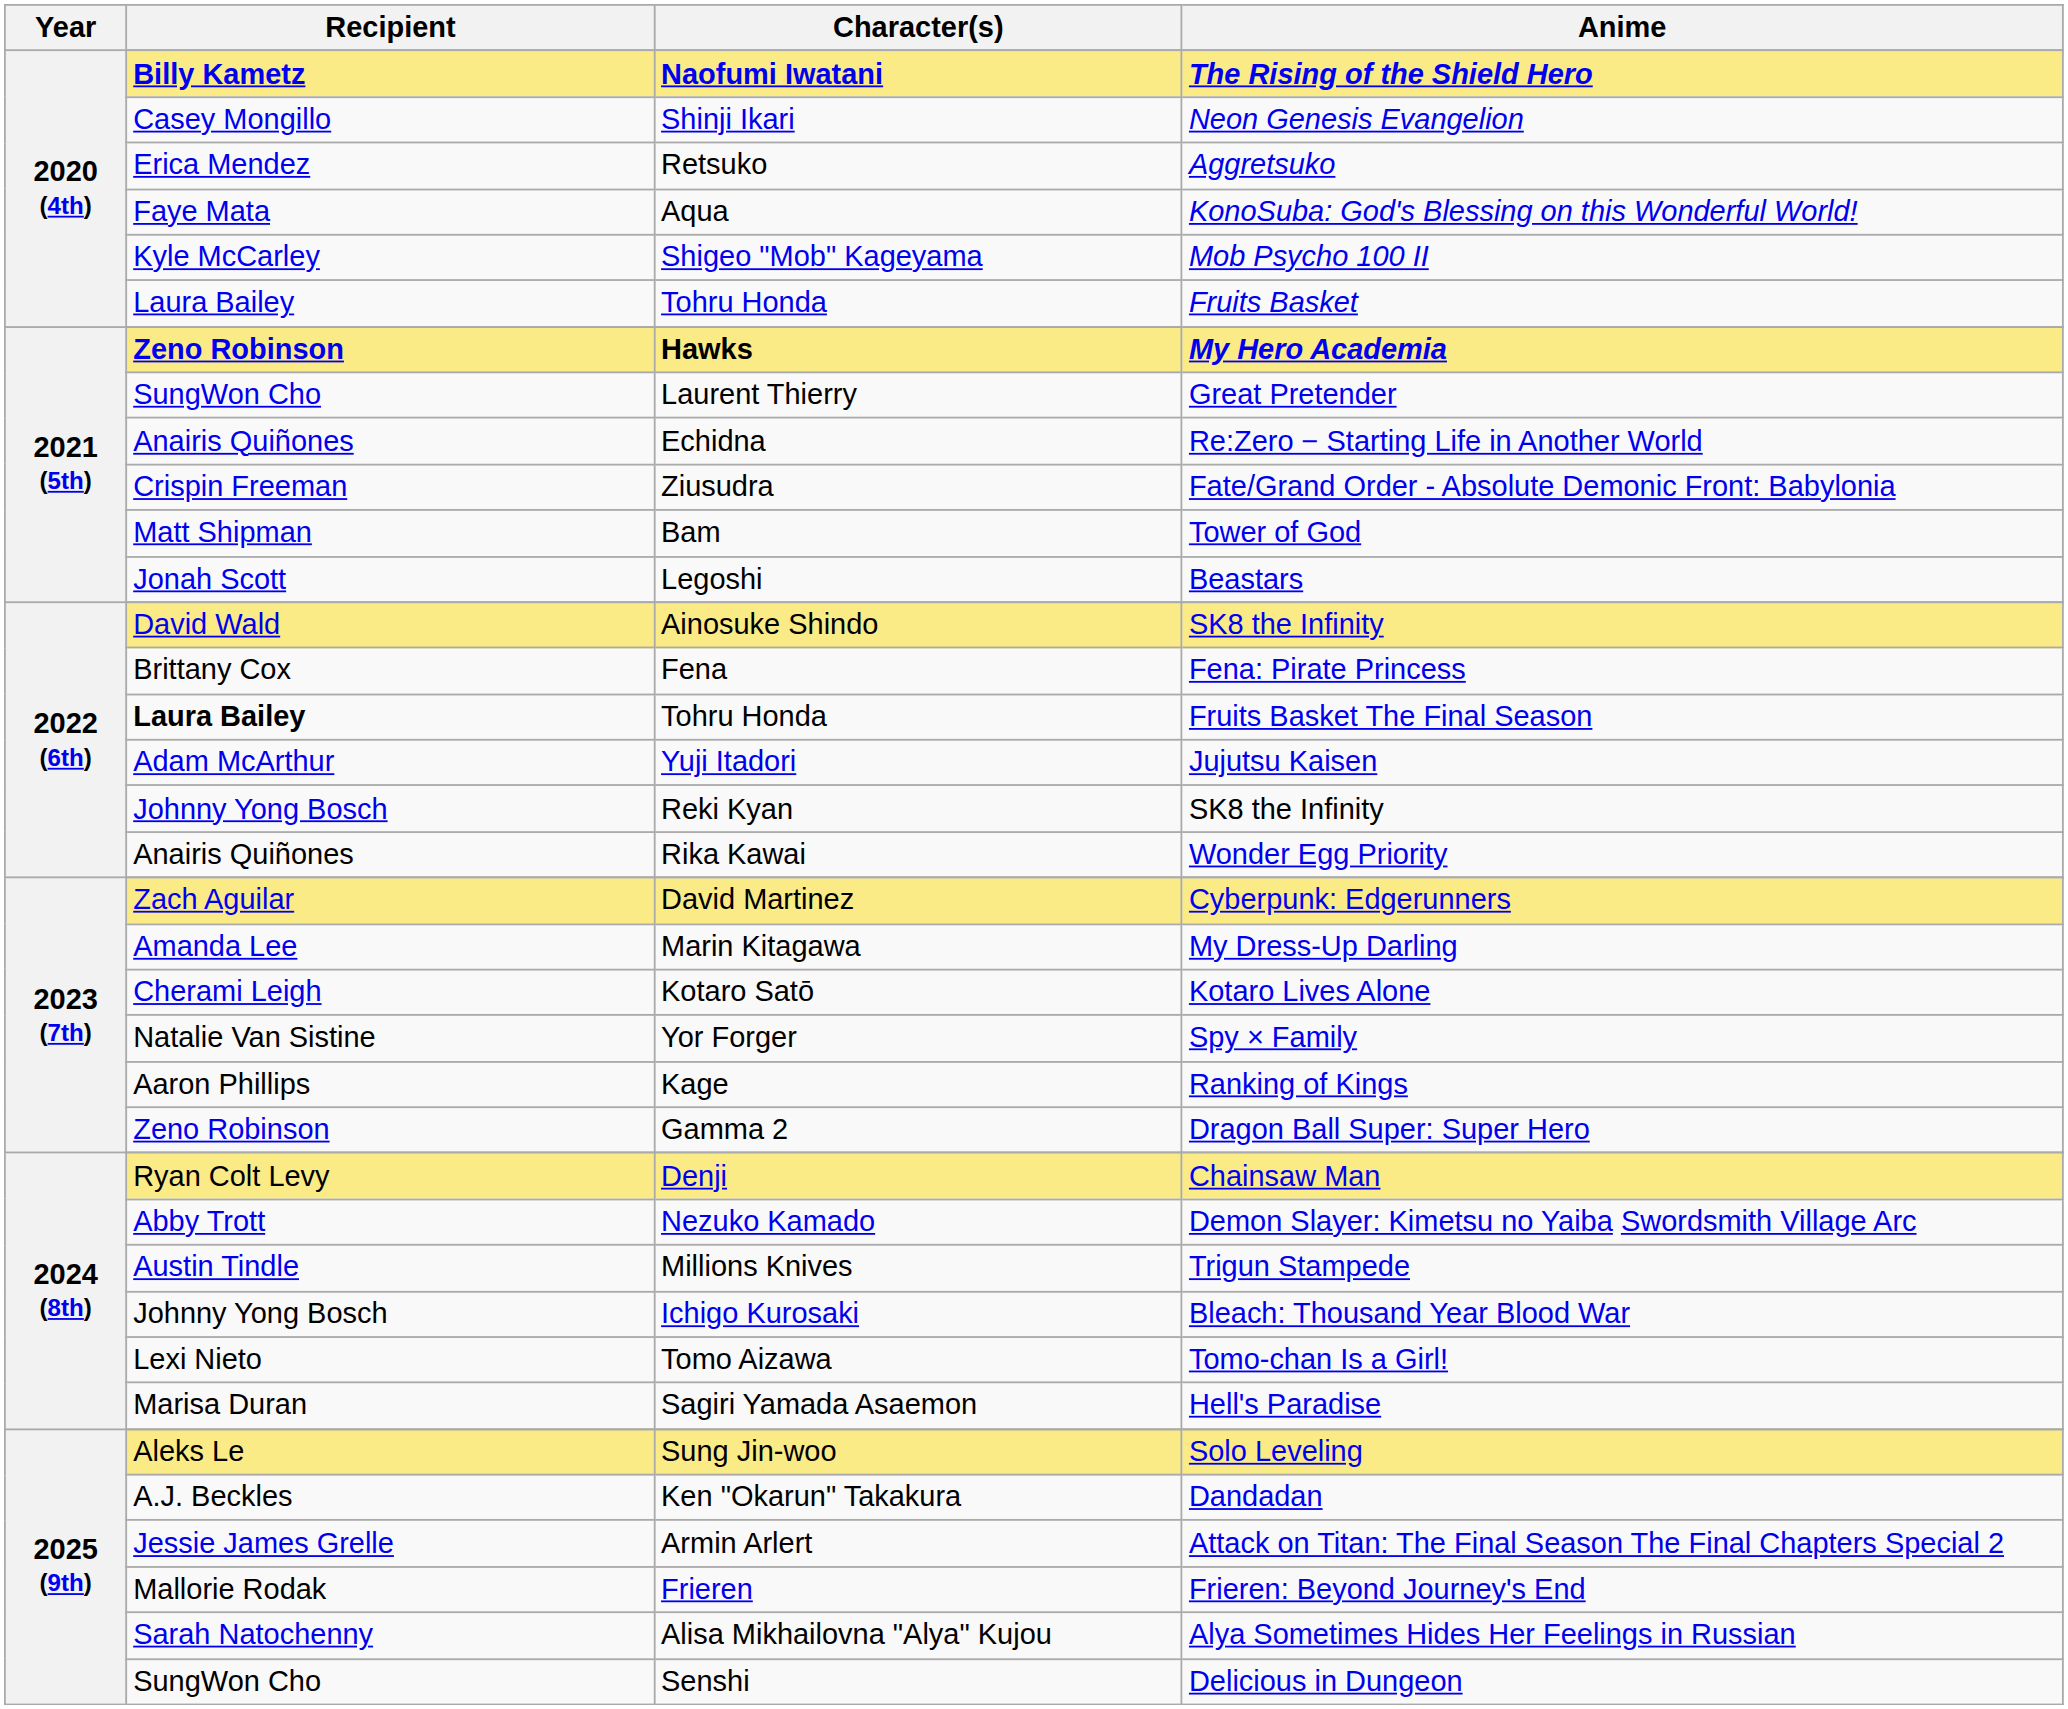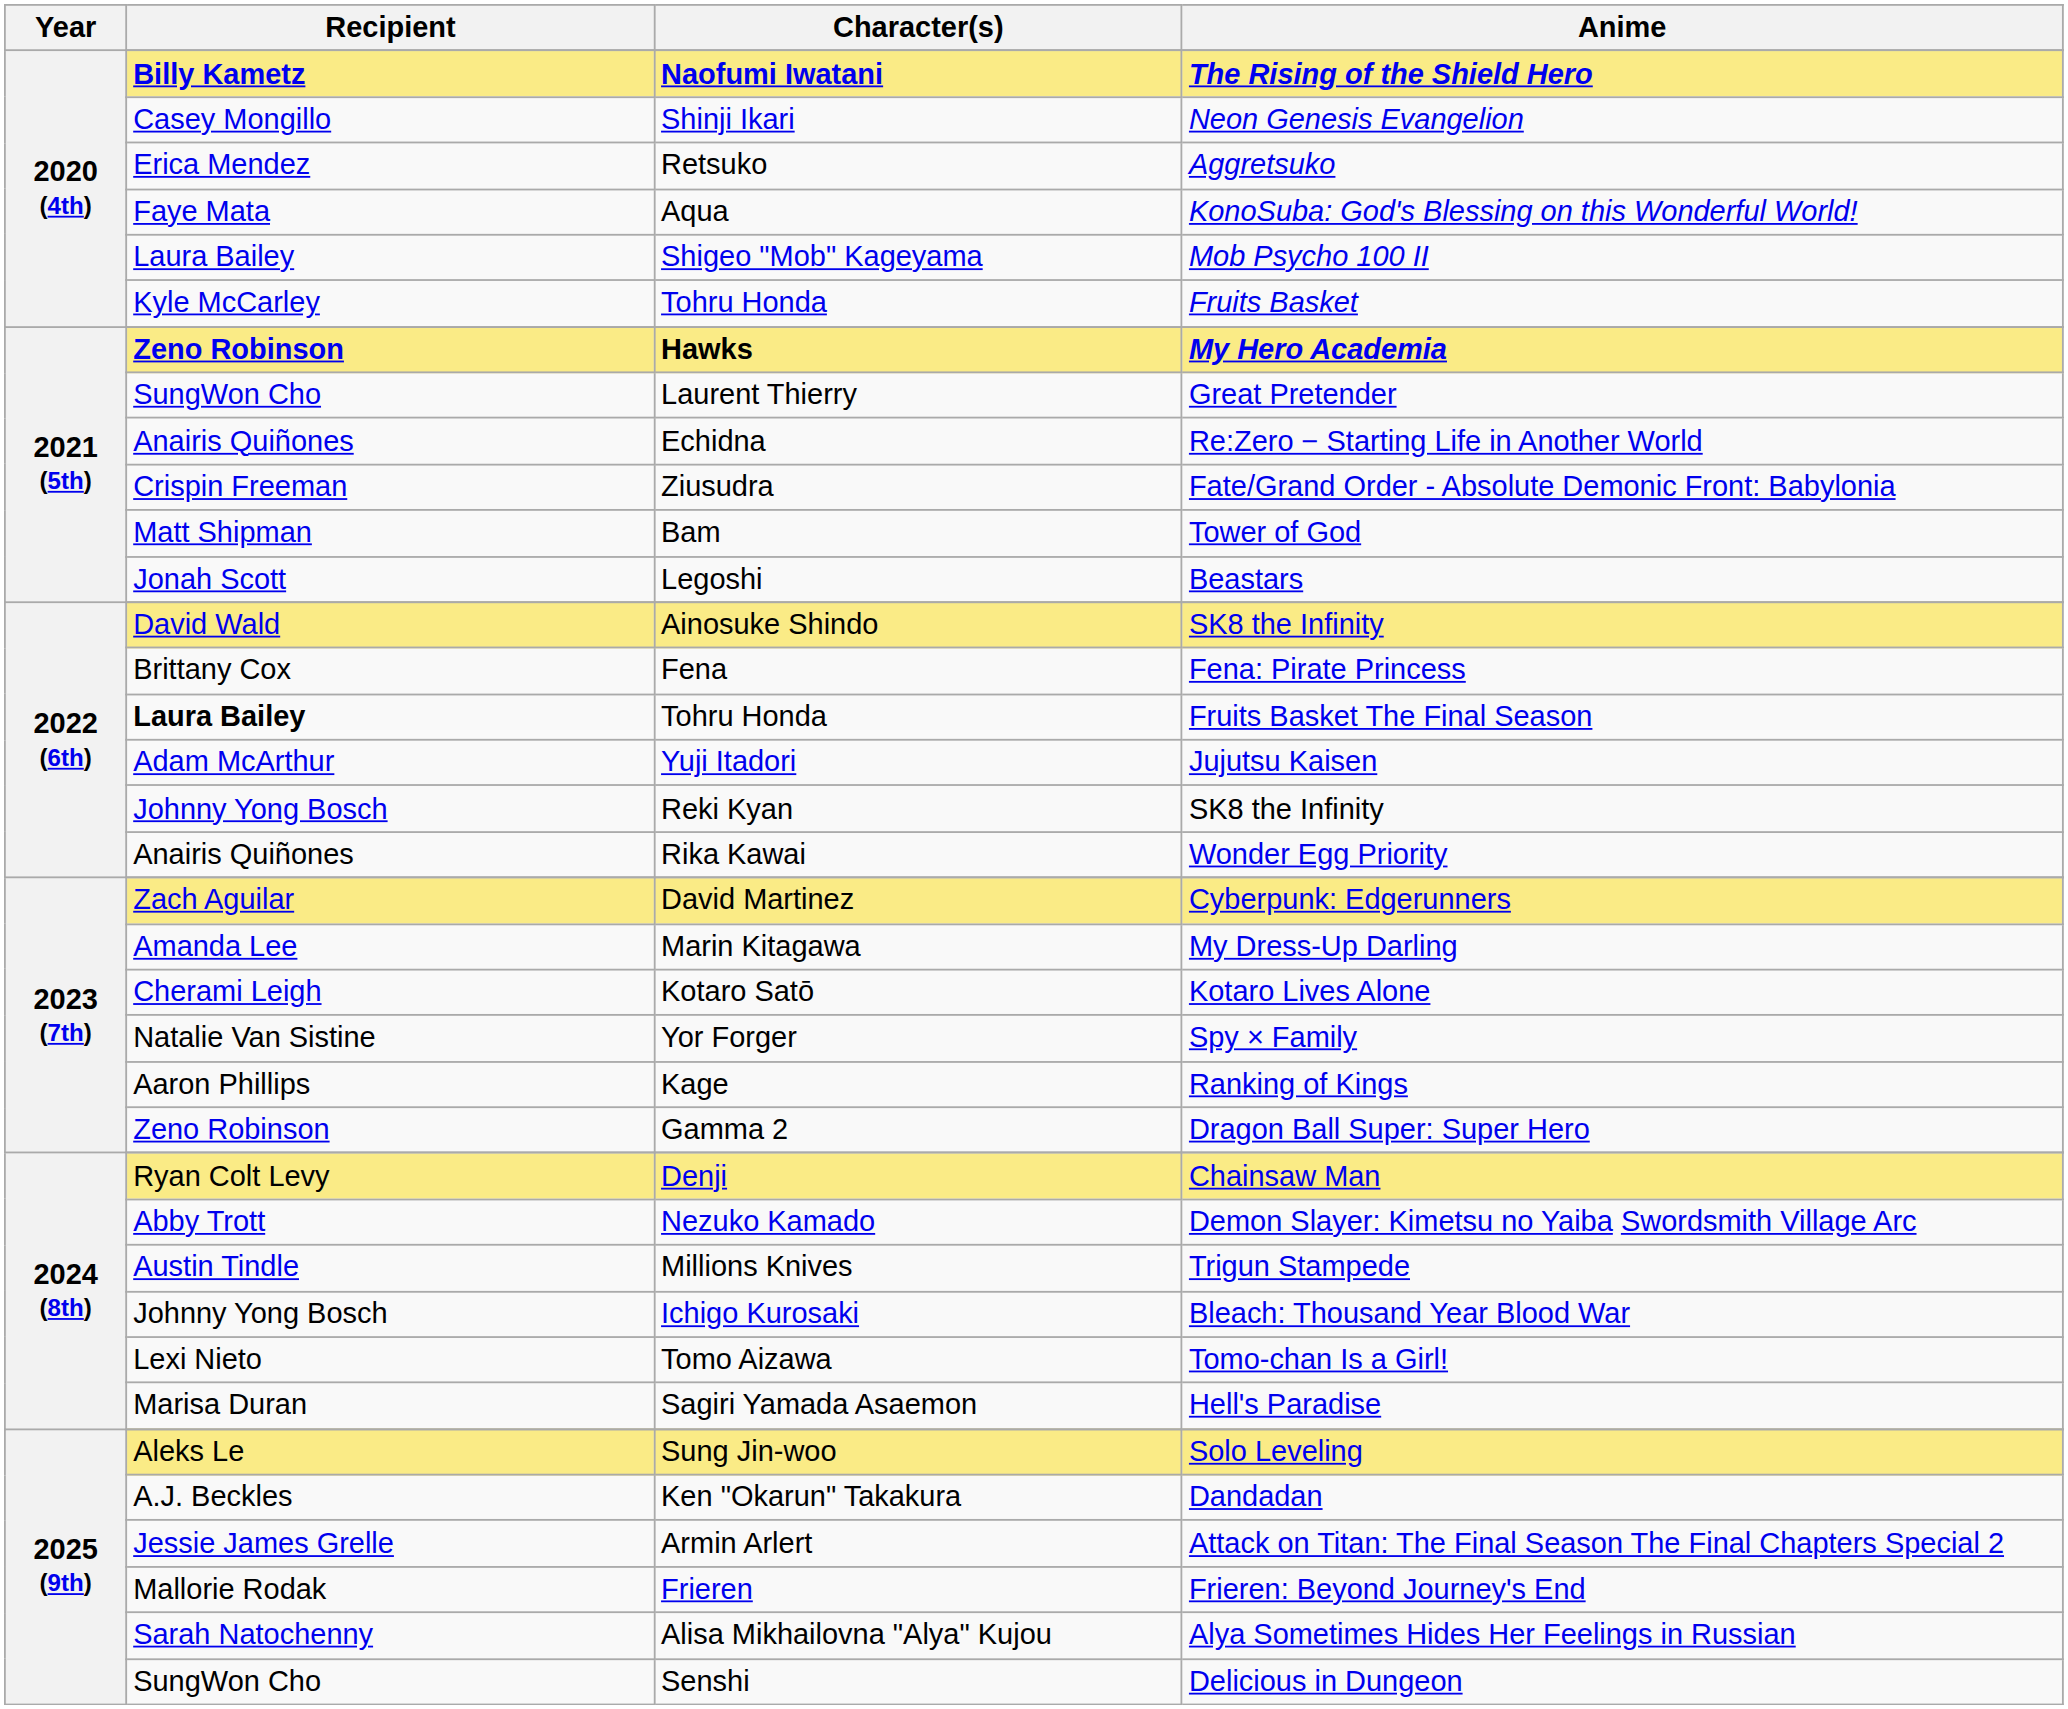(227, 257) Kyle McCarley -> (214, 257) Laura Bailey
(214, 303) Laura Bailey -> (227, 303) Kyle McCarley
